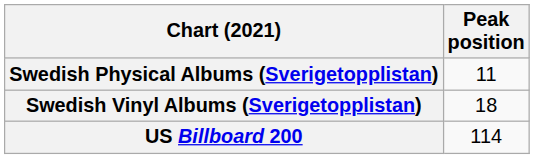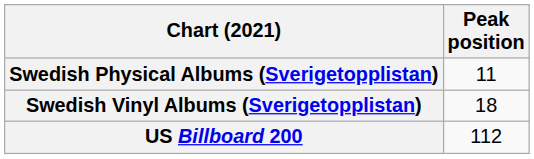(486, 136) 114 -> (486, 136) 112
